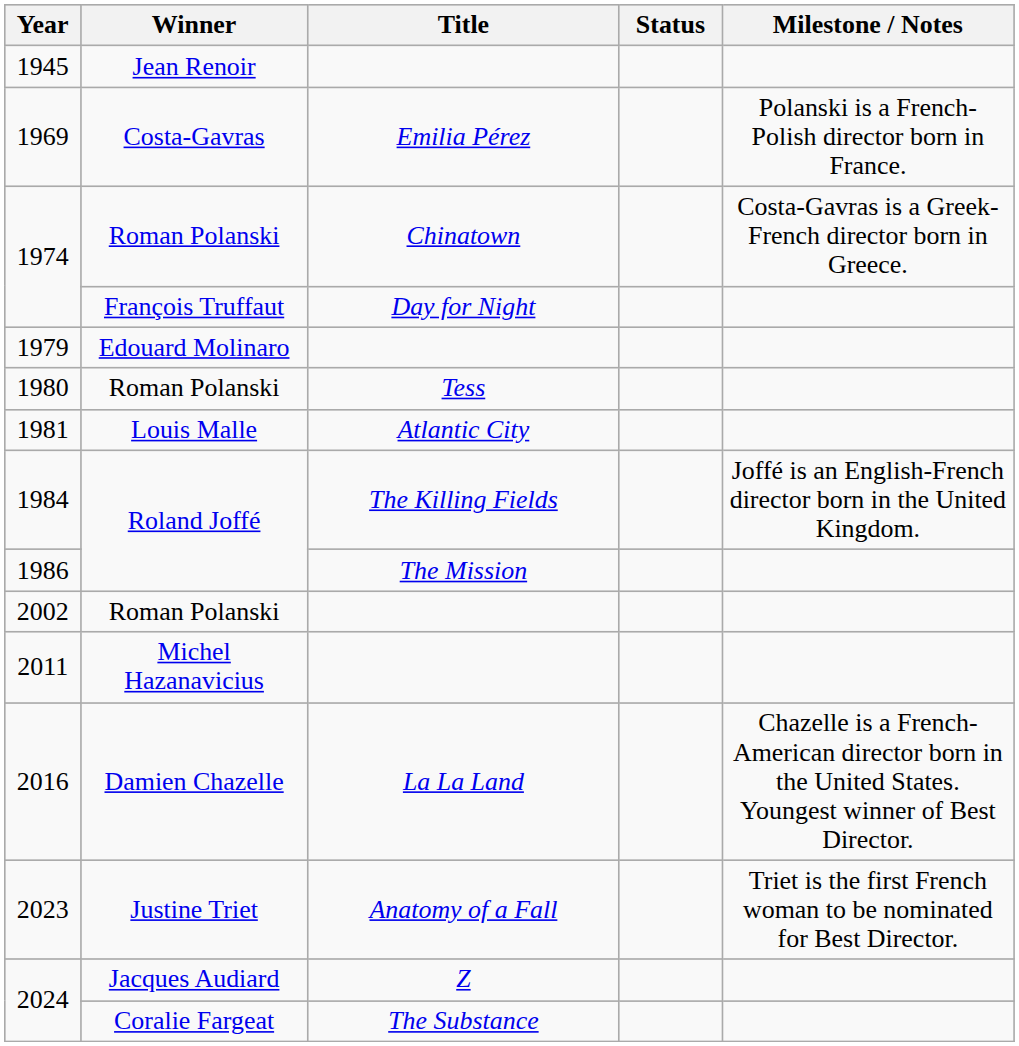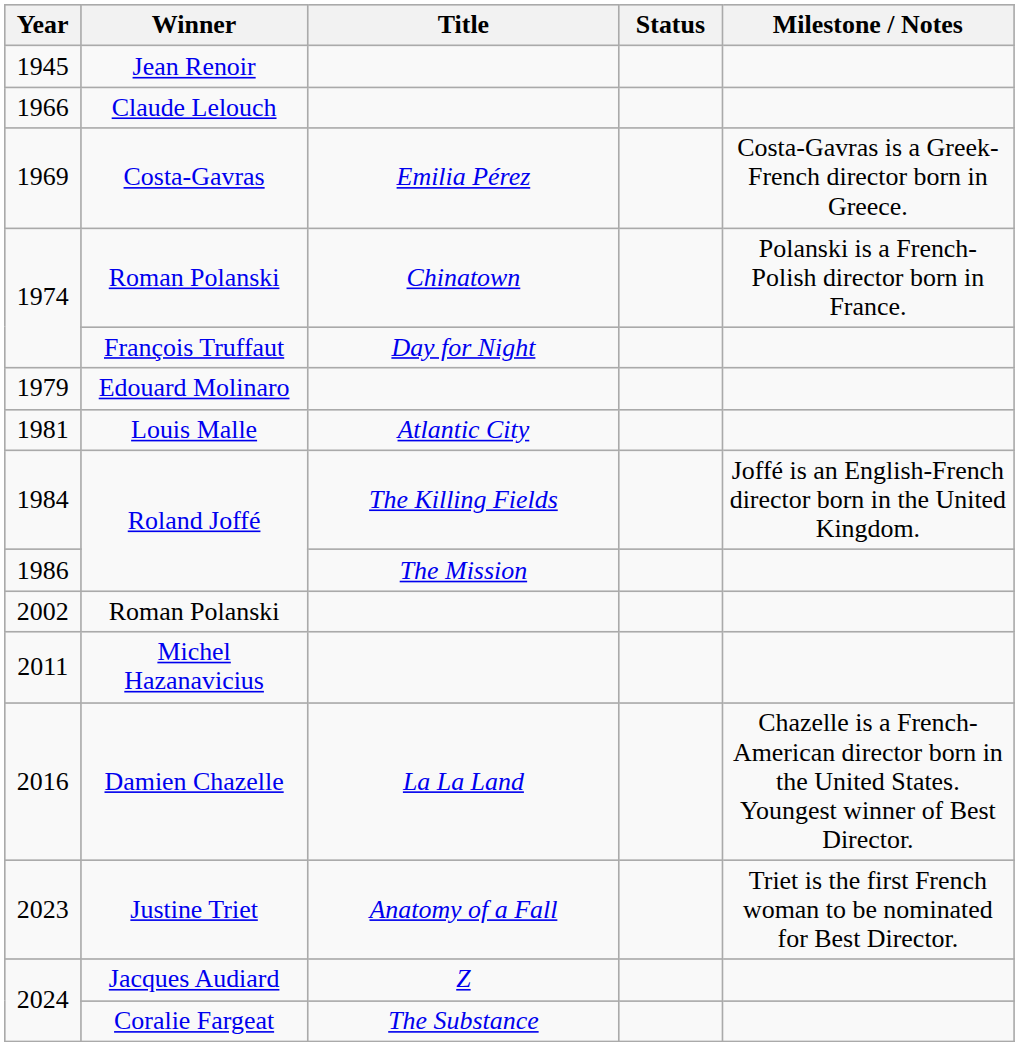+ row: (43, 107)
(868, 136) Polanski is a French-Polish director born in France. -> (868, 177) Costa-Gavras is a Greek-French director born in Greece.
(868, 235) Costa-Gavras is a Greek-French director born in Greece. -> (868, 276) Polanski is a French-Polish director born in France.
- row: (43, 388)
